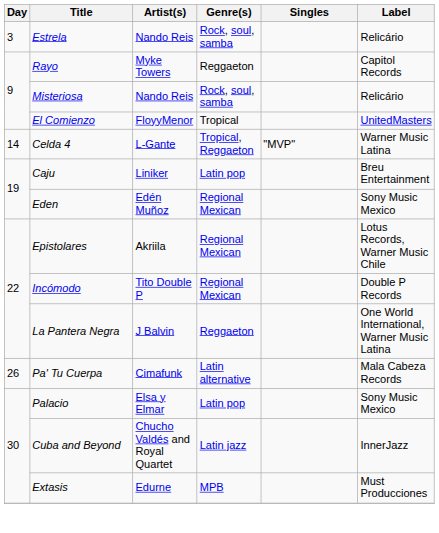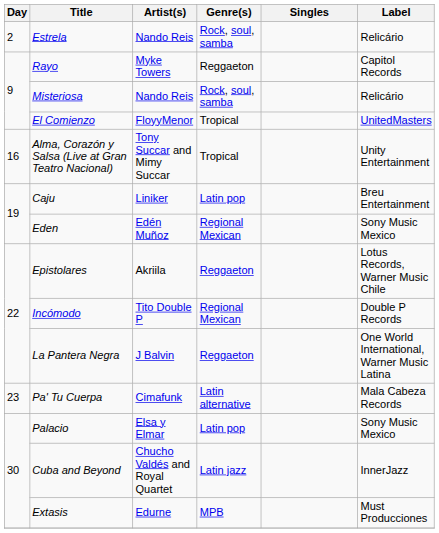(10, 36) 3 -> (10, 36) 2
- row: (51, 144)
+ row: (79, 156)
(221, 246) Regional Mexican -> (227, 271) Reggaeton
(13, 373) 26 -> (13, 398) 23
